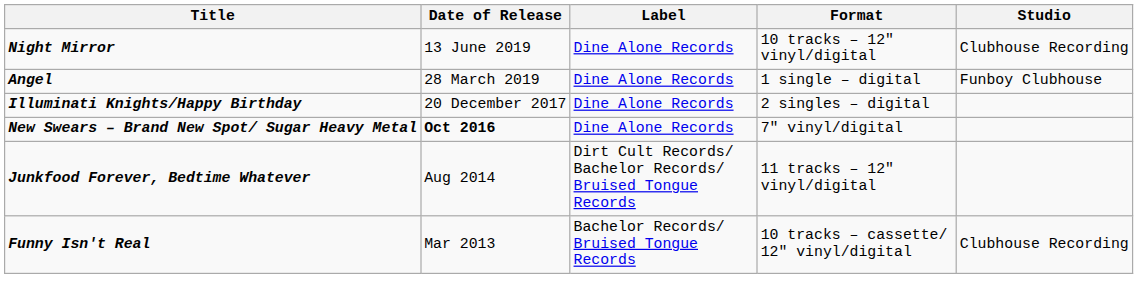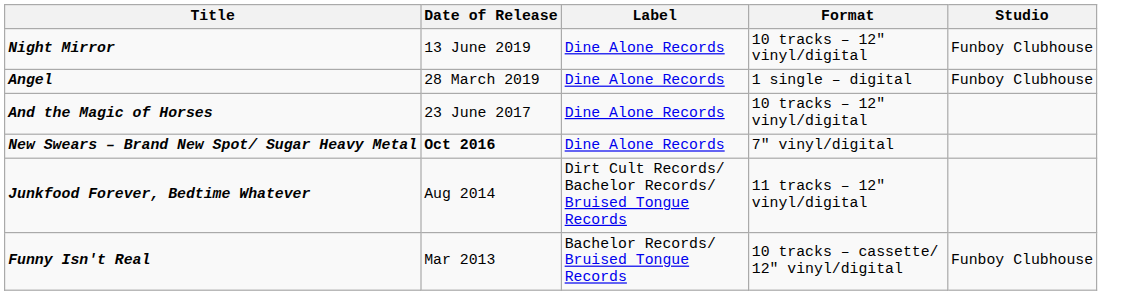(1044, 49) Clubhouse Recording -> (1022, 49) Funboy Clubhouse
- row: (155, 105)
+ row: (110, 114)
(1044, 244) Clubhouse Recording -> (1022, 261) Funboy Clubhouse
